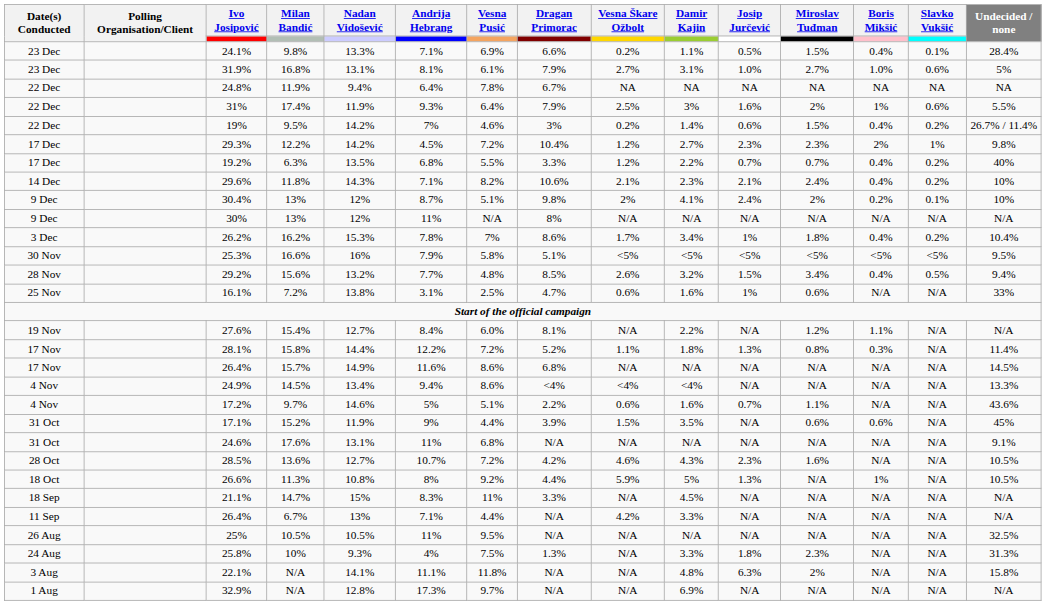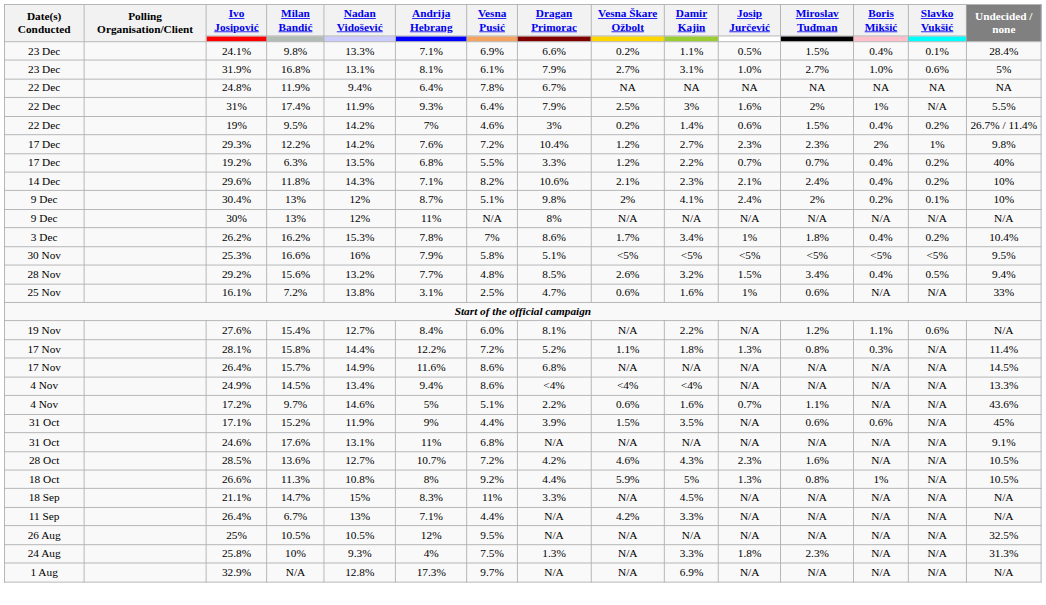(937, 106) 0.6% -> (937, 106) N/A
(431, 143) 4.5% -> (431, 143) 7.6%
(937, 329) N/A -> (937, 329) 0.6%
(817, 478) N/A -> (817, 478) 0.8%
(431, 534) 11% -> (431, 534) 12%
- row: (237, 572)
